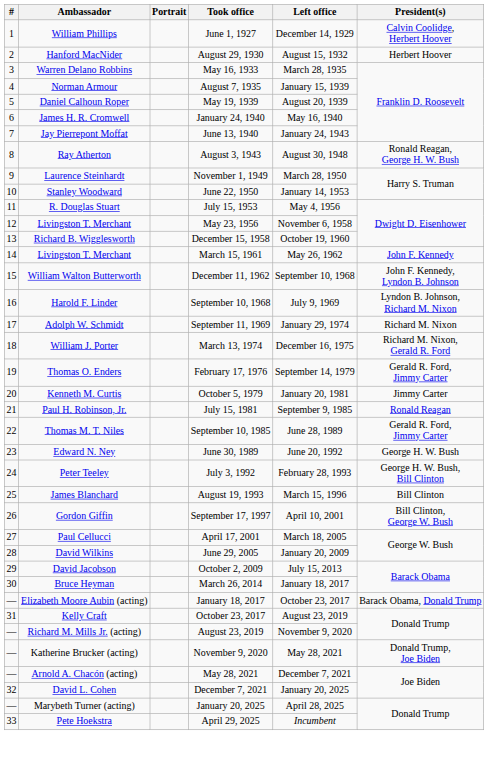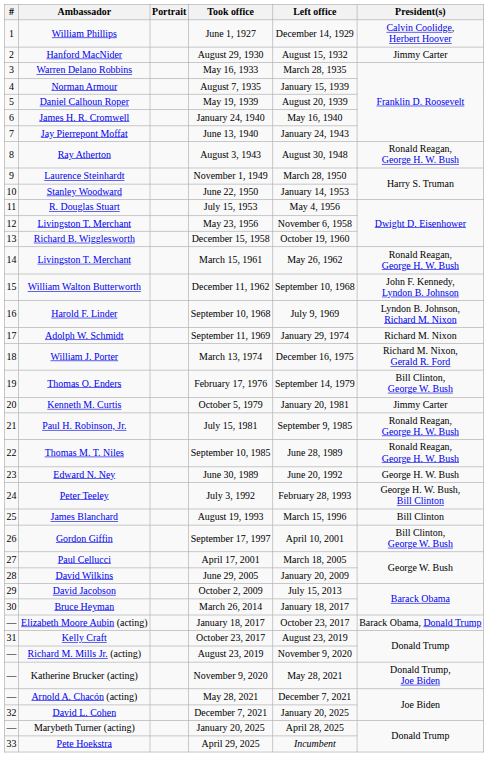(420, 54) Herbert Hoover -> (420, 54) Jimmy Carter
(420, 254) John F. Kennedy -> (420, 260) Ronald Reagan, George H. W. Bush
(420, 372) Gerald R. Ford, Jimmy Carter -> (420, 383) Bill Clinton, George W. Bush
(420, 409) Ronald Reagan -> (420, 426) Ronald Reagan, George H. W. Bush
(420, 431) Gerald R. Ford, Jimmy Carter -> (420, 453) Ronald Reagan, George H. W. Bush
